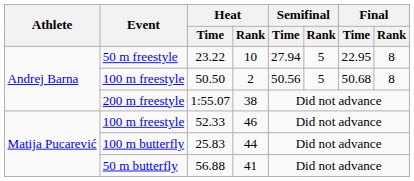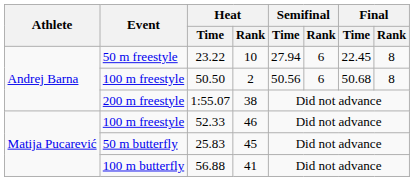(321, 57) 5 -> (321, 57) 6
(356, 57) 22.95 -> (356, 57) 22.45
(321, 79) 5 -> (321, 79) 6
(144, 144) 100 m butterfly -> (140, 144) 50 m butterfly
(251, 144) 44 -> (251, 144) 45
(140, 165) 50 m butterfly -> (144, 165) 100 m butterfly
